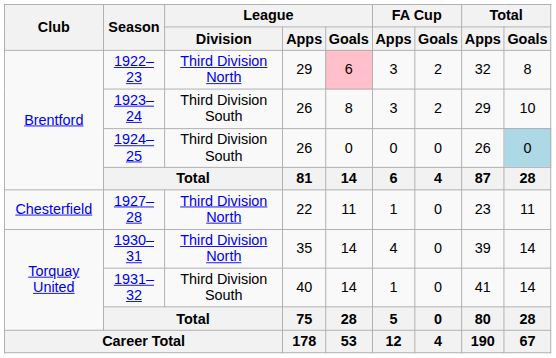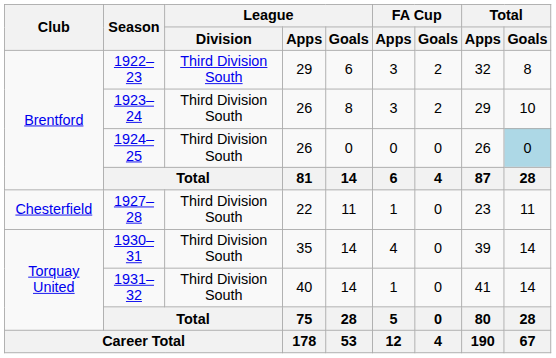(224, 69) Third Division North -> (224, 69) Third Division South
(349, 69) pink background -> (349, 69) no background
(224, 209) Third Division North -> (224, 209) Third Division South
(224, 248) Third Division North -> (224, 248) Third Division South
